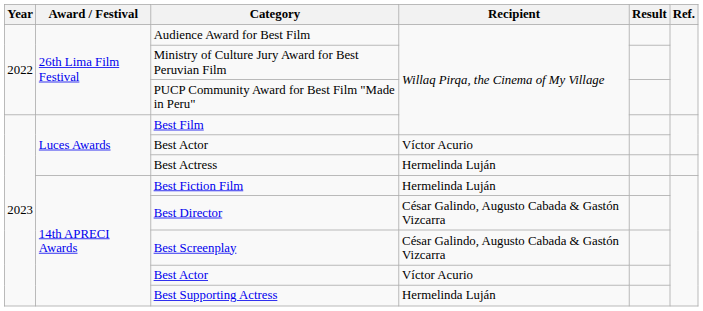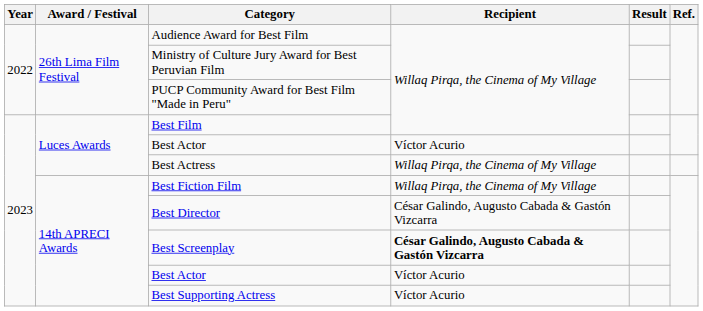(449, 165) Hermelinda Luján -> (495, 165) Willaq Pirqa, the Cinema of My Village
(449, 185) Hermelinda Luján -> (495, 185) Willaq Pirqa, the Cinema of My Village
(511, 247) normal -> (489, 247) bold
(449, 295) Hermelinda Luján -> (429, 295) Víctor Acurio
